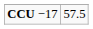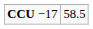(75, 14) 57.5 -> (75, 14) 58.5
